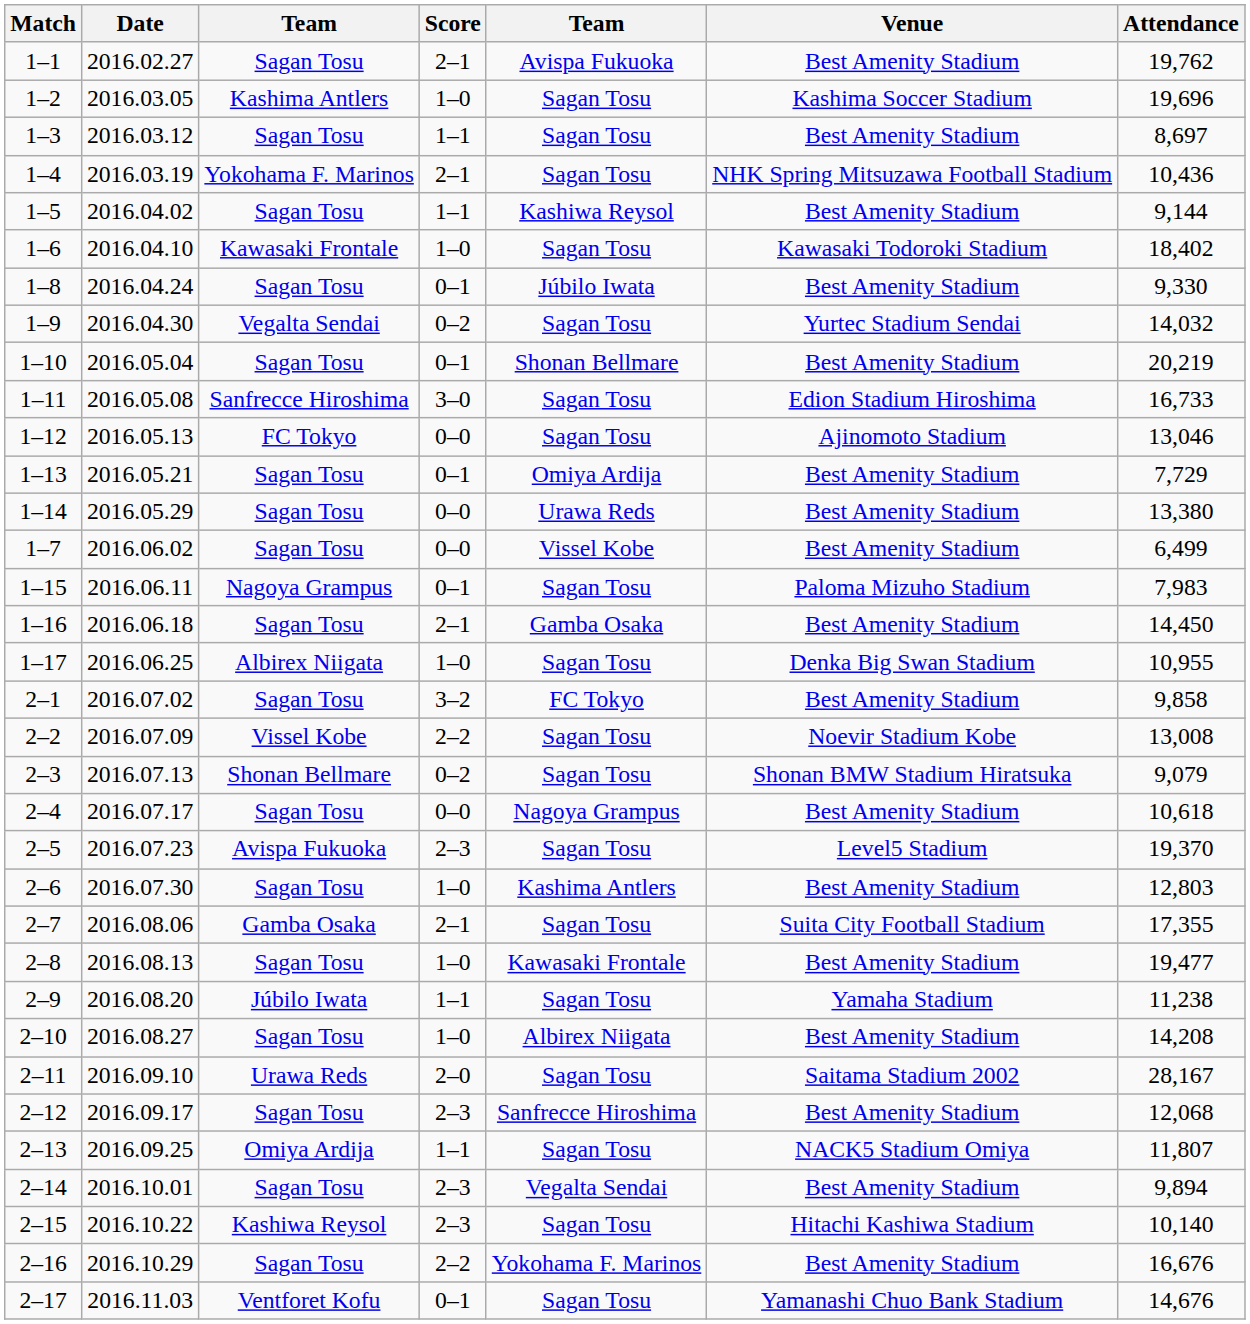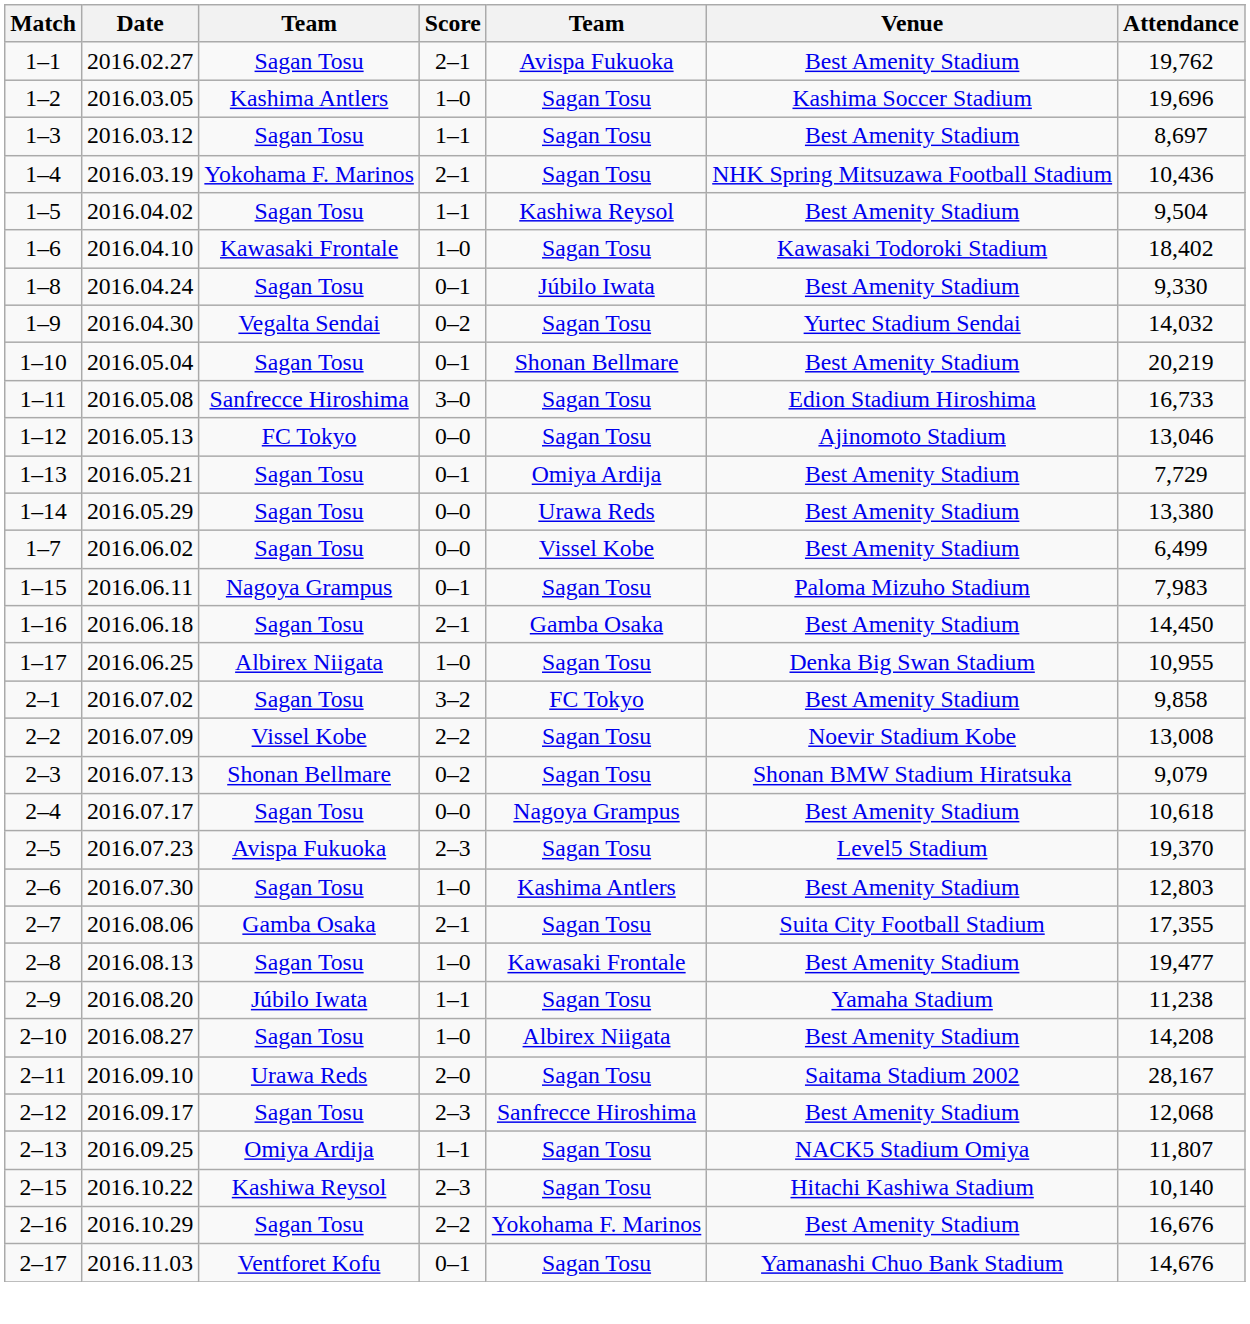(1181, 211) 9,144 -> (1181, 211) 9,504
- row: (43, 1187)
